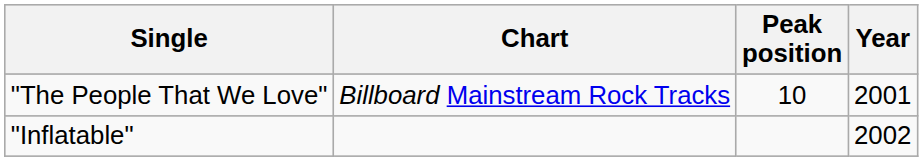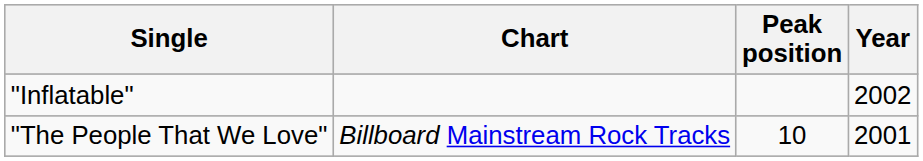rows swapped: (169, 94) <-> (72, 135)
